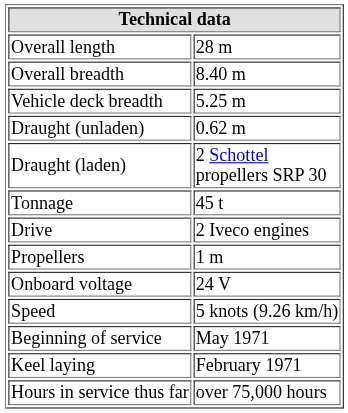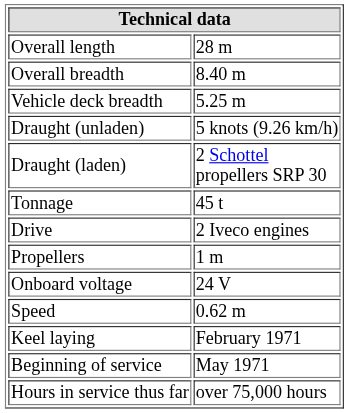(221, 128) 0.62 m -> (267, 128) 5 knots (9.26 km/h)
(267, 311) 5 knots (9.26 km/h) -> (221, 311) 0.62 m
rows swapped: (53, 365) <-> (86, 338)
